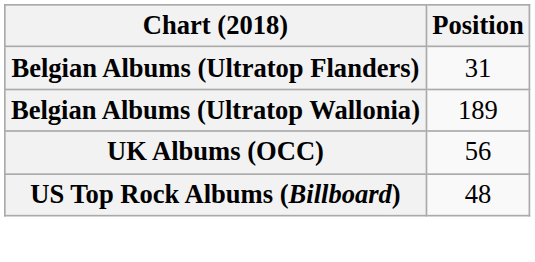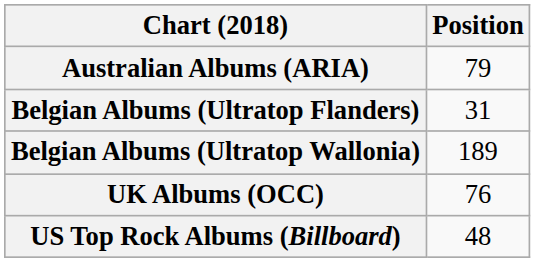+ row: (215, 67)
(478, 151) 56 -> (478, 194) 76
